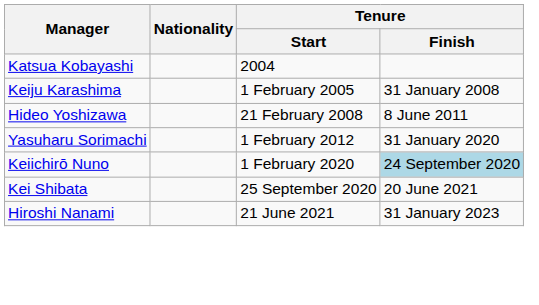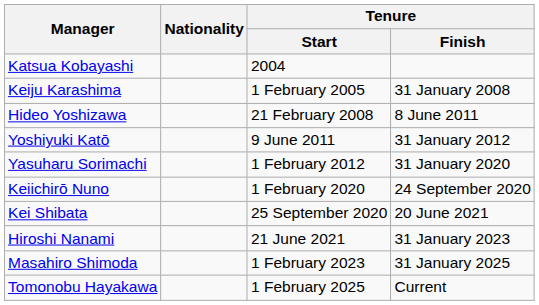+ row: (59, 139)
(452, 164) lightblue background -> (463, 189) no background
+ row: (73, 262)
+ row: (83, 287)
